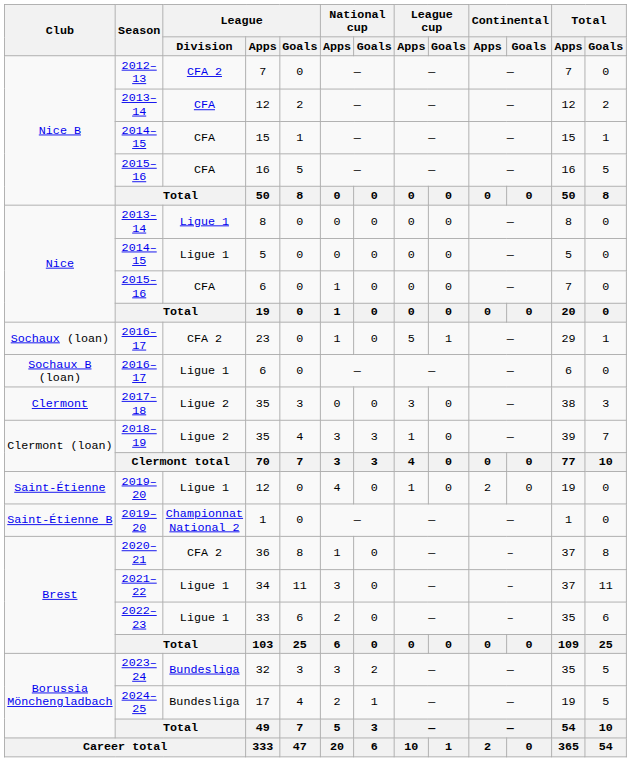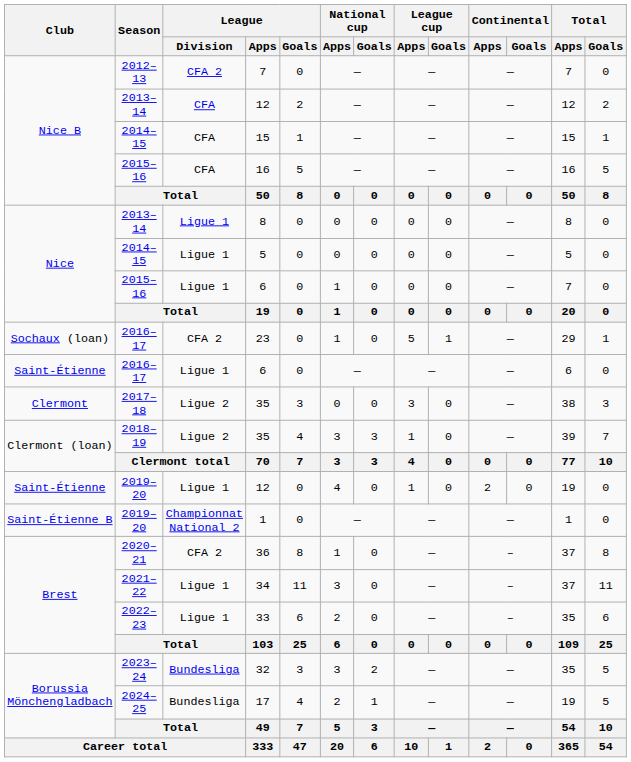(204, 287) CFA -> (204, 287) Ligue 1
(60, 371) Sochaux B (loan) -> (60, 371) Saint-Étienne
